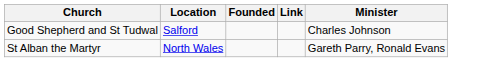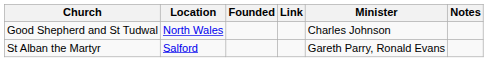+ column: (466, 13)
(180, 30) Salford -> (193, 30) North Wales
(193, 48) North Wales -> (180, 48) Salford
